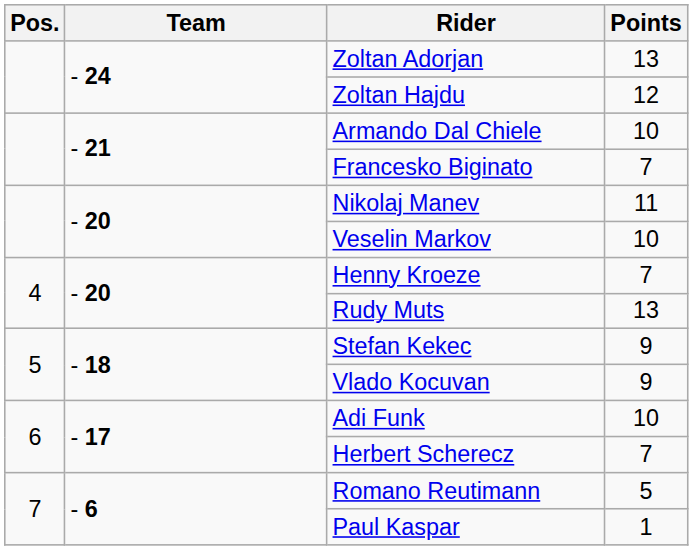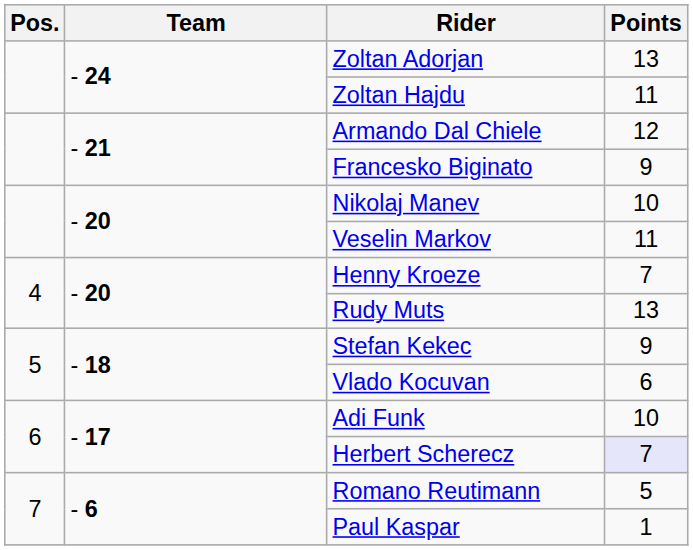(646, 95) 12 -> (646, 95) 11
(646, 131) 10 -> (646, 131) 12
(646, 167) 7 -> (646, 167) 9
(646, 203) 11 -> (646, 203) 10
(646, 239) 10 -> (646, 239) 11
(646, 383) 9 -> (646, 383) 6
(646, 455) no background -> (646, 455) lavender background
